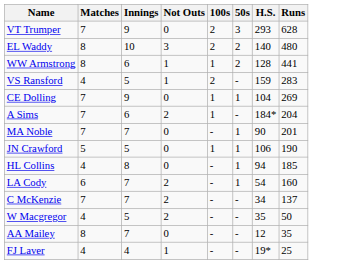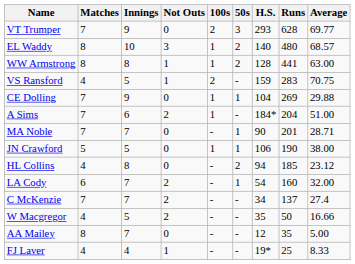+ column: (329, 13)
(212, 47) 2 -> (212, 47) 1
(127, 64) 6 -> (127, 64) 8
(238, 166) 1 -> (238, 166) 2
